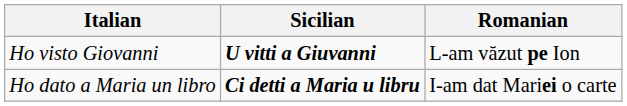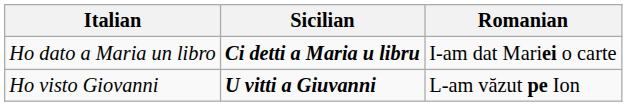rows swapped: (84, 52) <-> (113, 85)
